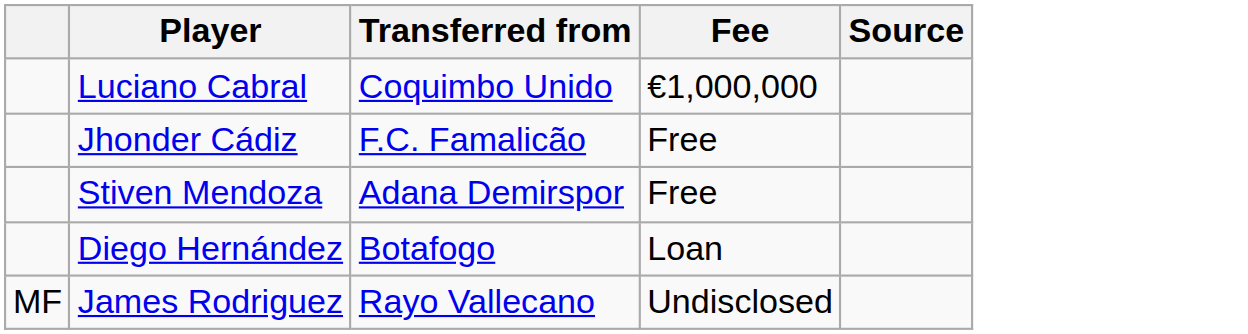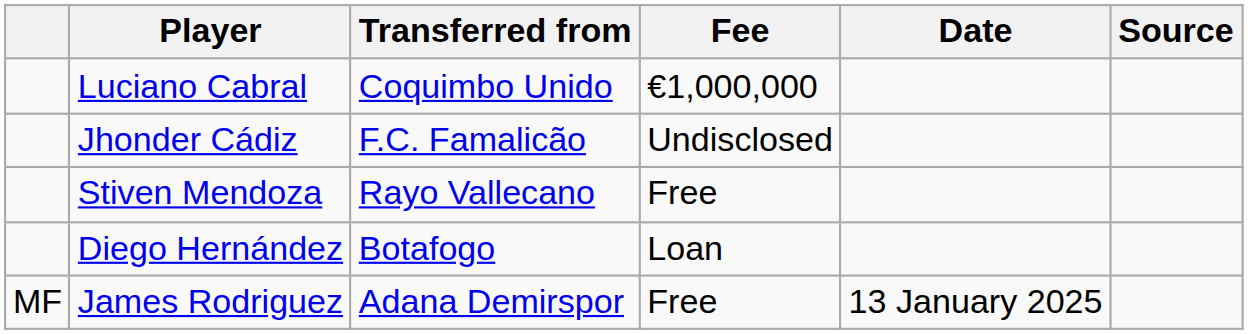+ column: (976, 31)
(682, 139) Free -> (740, 139) Undisclosed
(491, 193) Adana Demirspor -> (477, 193) Rayo Vallecano
(477, 301) Rayo Vallecano -> (491, 301) Adana Demirspor
(740, 301) Undisclosed -> (682, 301) Free
